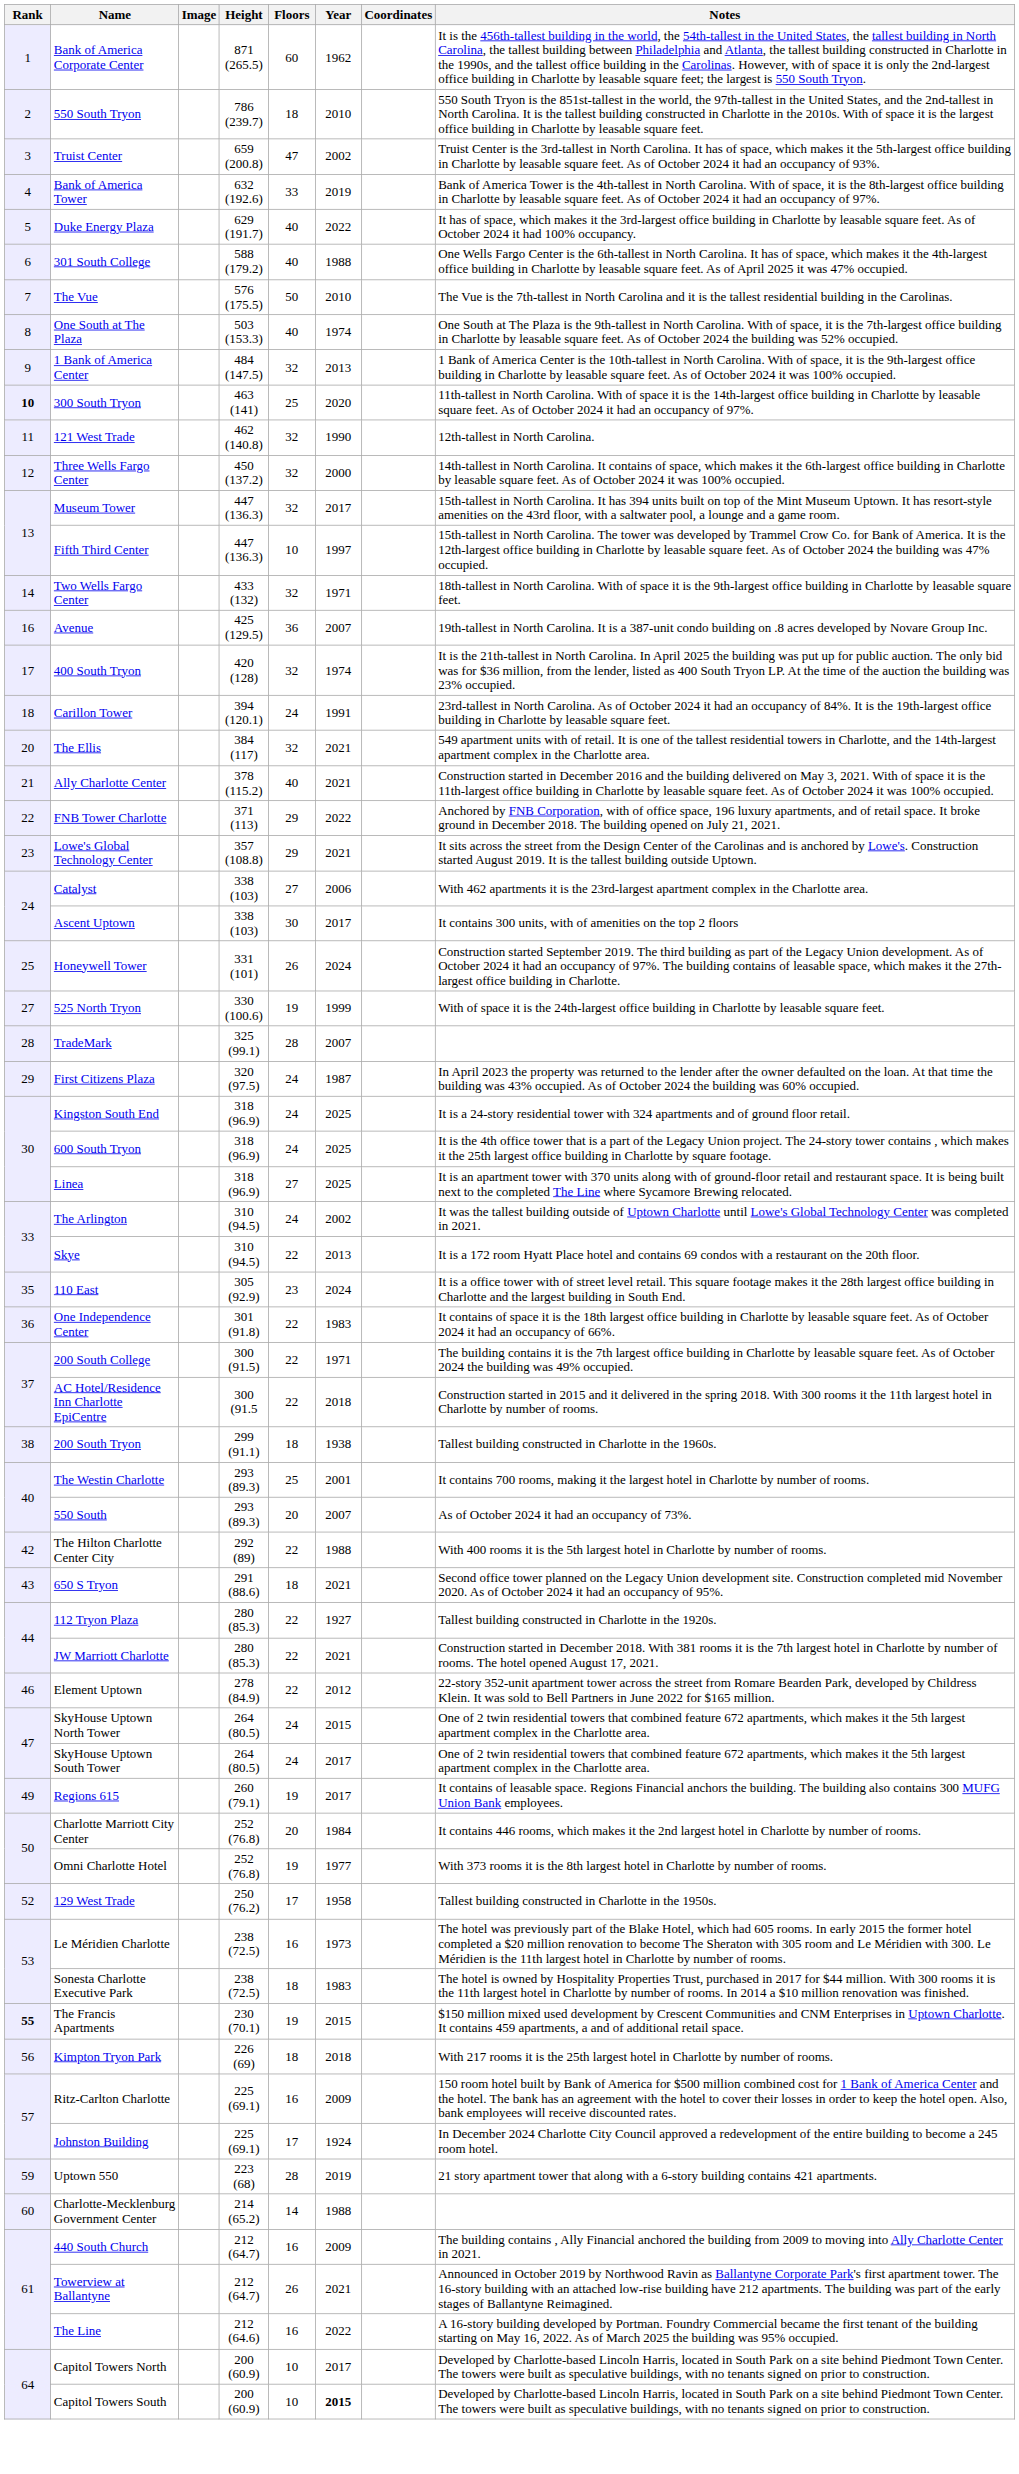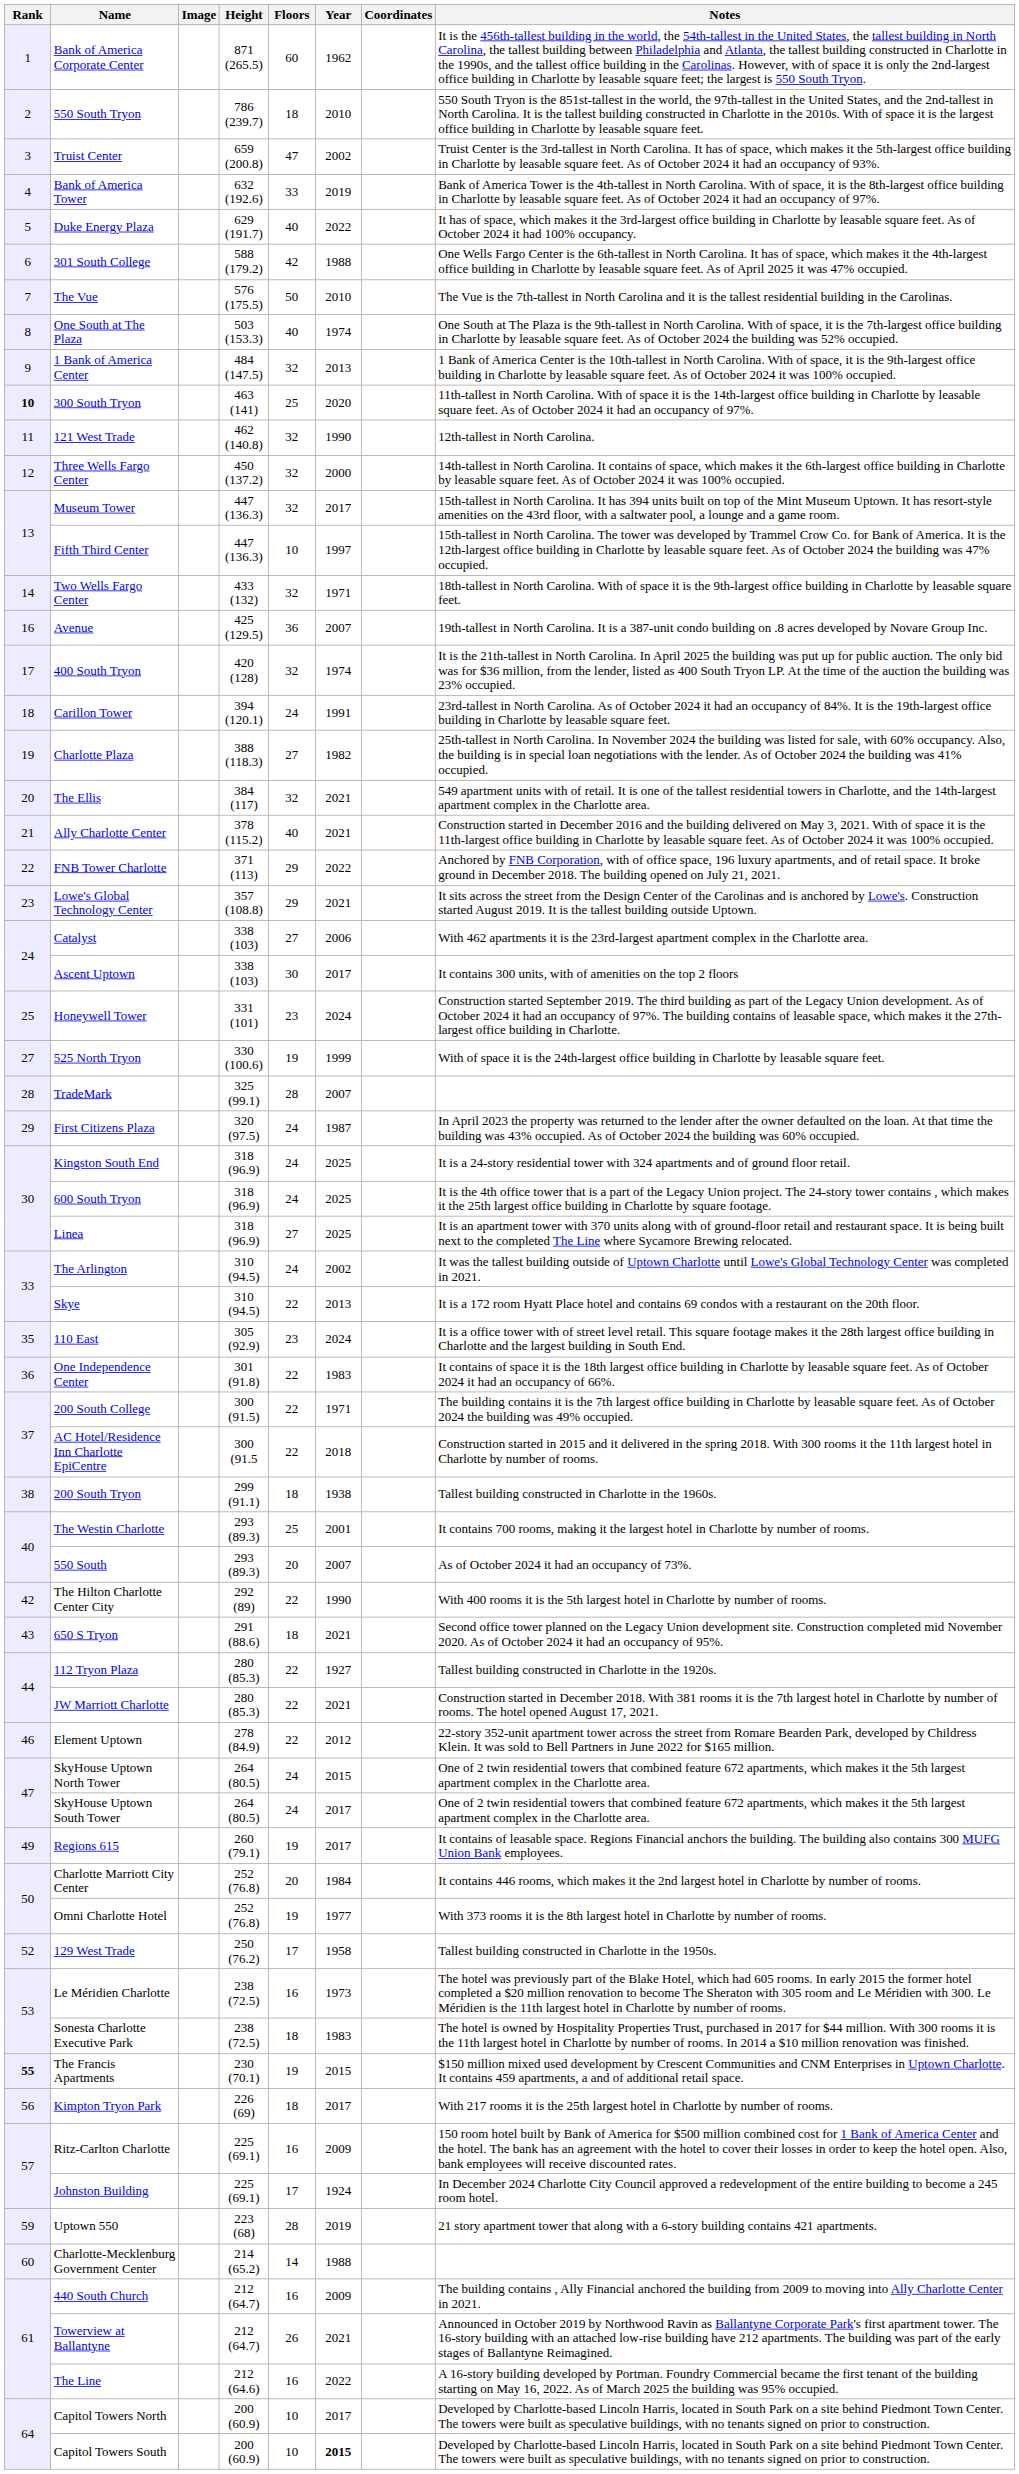(292, 262) 40 -> (292, 262) 42
+ row: (94, 755)
(292, 966) 26 -> (292, 1015) 23
(338, 1550) 1988 -> (338, 1599) 1990
(338, 2056) 2018 -> (338, 2106) 2017
